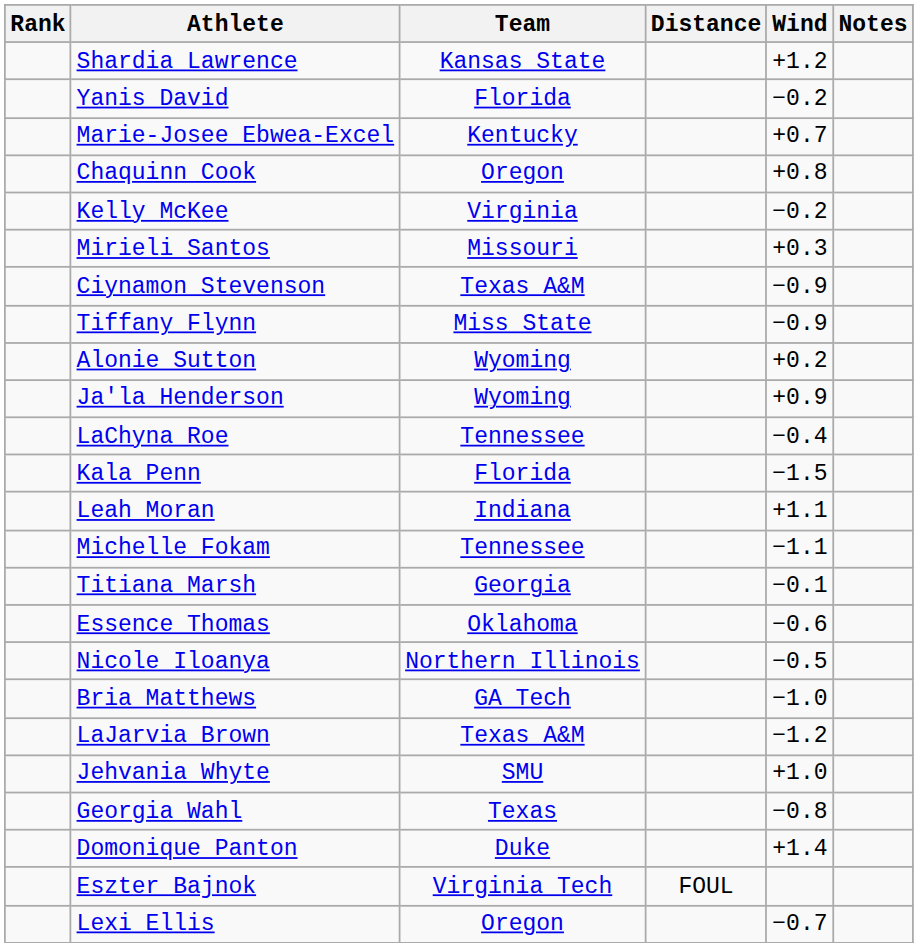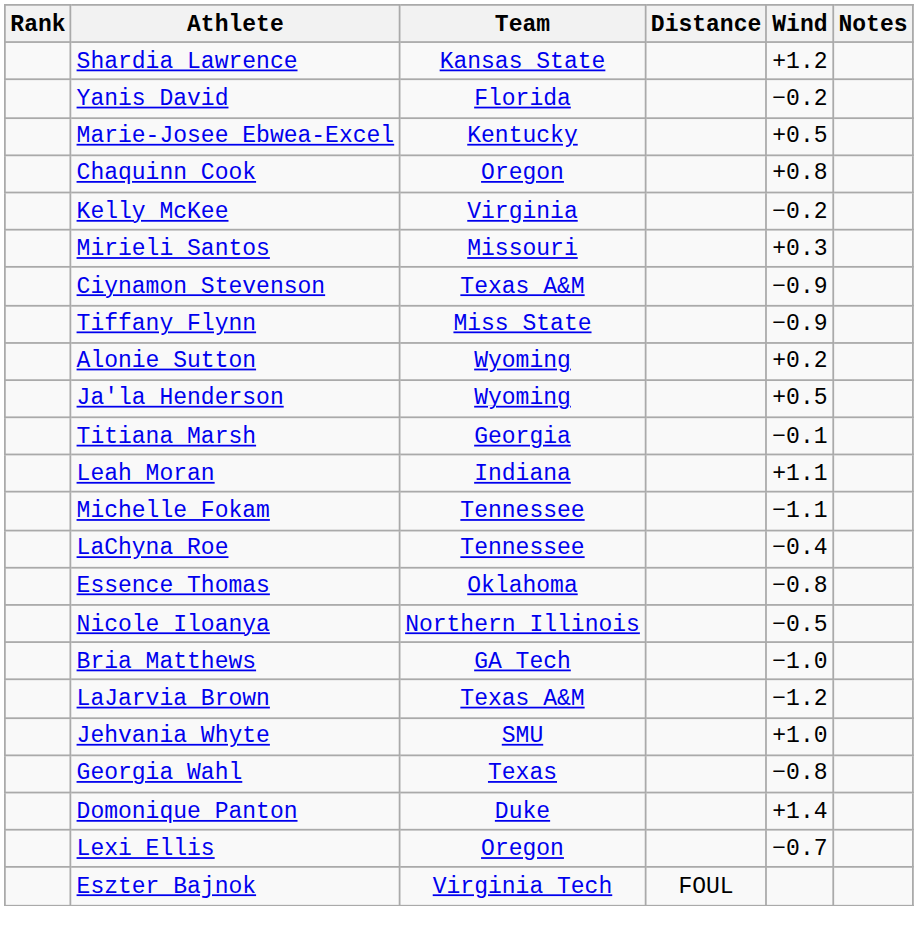(800, 136) +0.7 -> (800, 136) +0.5
(800, 399) +0.9 -> (800, 399) +0.5
rows swapped: (153, 436) <-> (166, 586)
- row: (139, 474)
(800, 624) −0.6 -> (800, 586) −0.8
rows swapped: (146, 924) <-> (166, 886)
